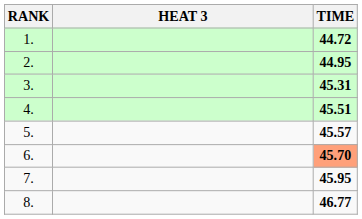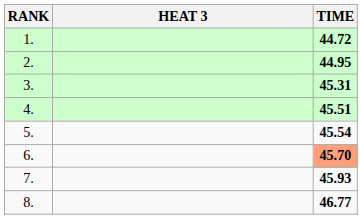(335, 132) 45.57 -> (335, 132) 45.54
(335, 179) 45.95 -> (335, 179) 45.93
